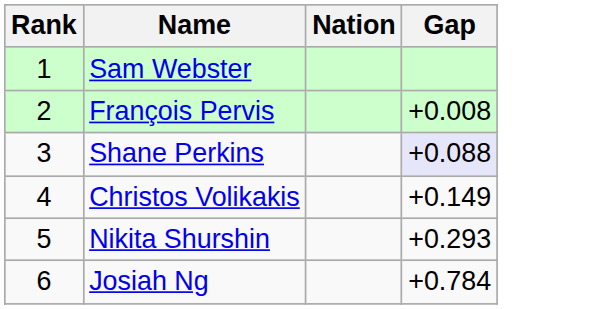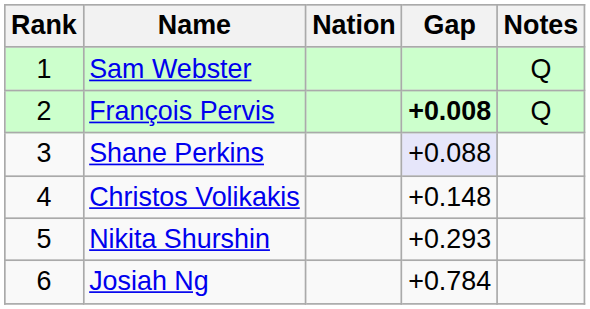+ column: (541, 25)
(450, 111) normal -> (450, 111) bold
(450, 196) +0.149 -> (450, 196) +0.148
